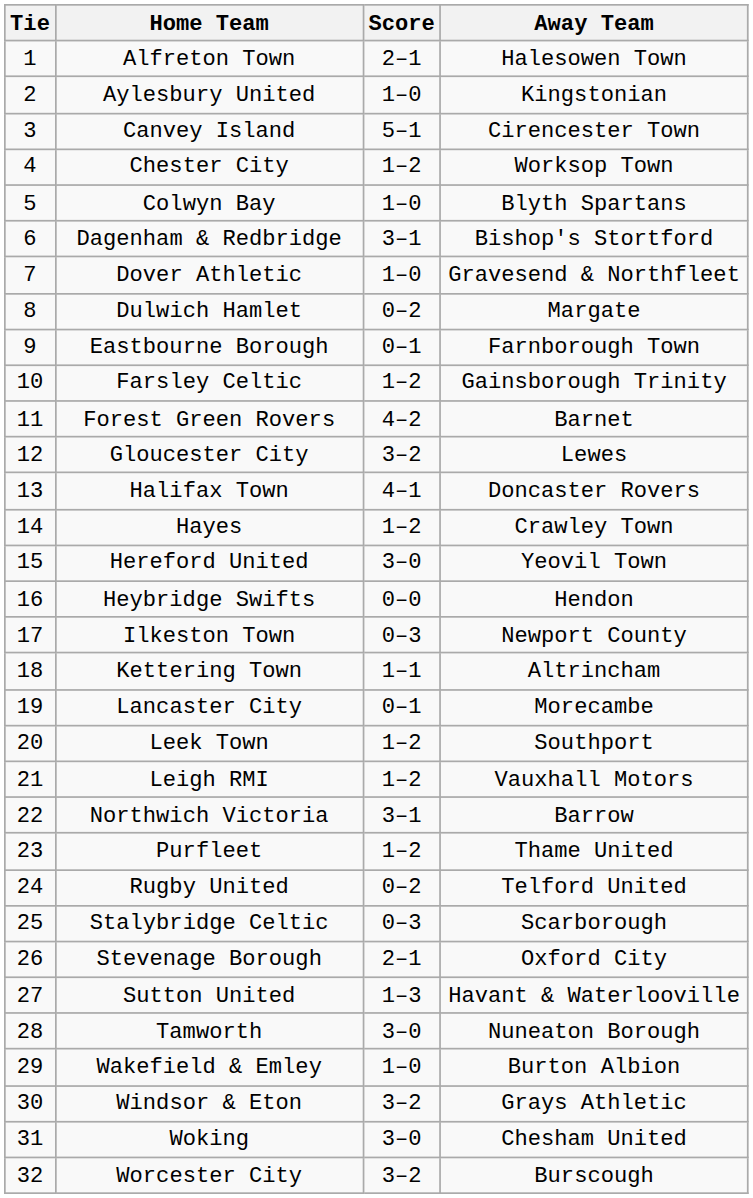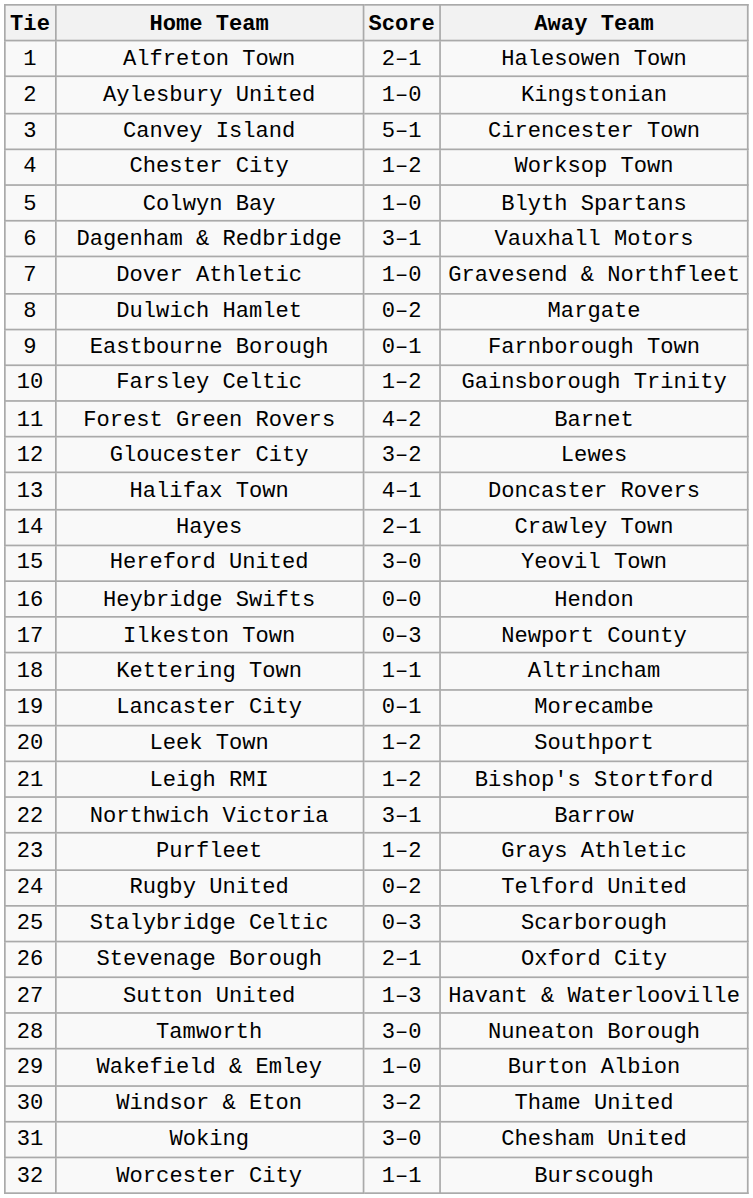(594, 239) Bishop's Stortford -> (594, 239) Vauxhall Motors
(402, 527) 1–2 -> (402, 527) 2–1
(594, 779) Vauxhall Motors -> (594, 779) Bishop's Stortford
(594, 851) Thame United -> (594, 851) Grays Athletic
(594, 1103) Grays Athletic -> (594, 1103) Thame United
(402, 1175) 3–2 -> (402, 1175) 1–1
